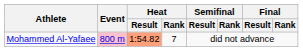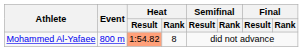(112, 40) pink background -> (112, 40) no background
(174, 40) 7 -> (174, 40) 8
